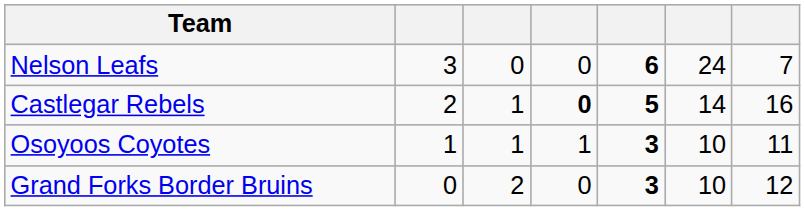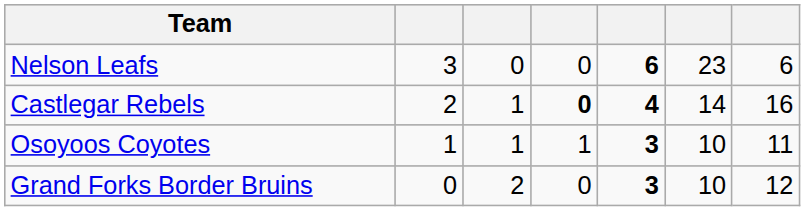(712, 64) 24 -> (712, 64) 23
(786, 64) 7 -> (786, 64) 6
(652, 104) 5 -> (652, 104) 4
